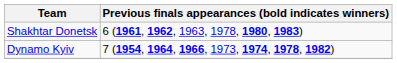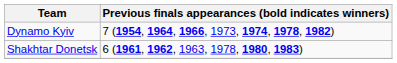rows swapped: (52, 31) <-> (40, 49)
